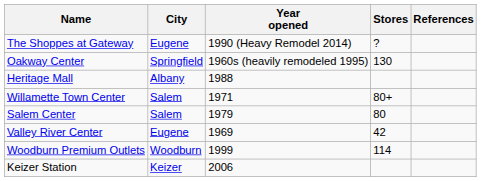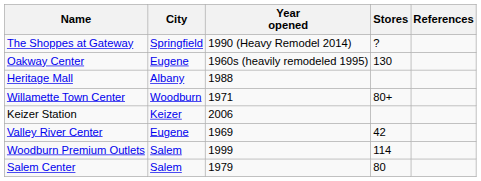(169, 43) Eugene -> (177, 43) Springfield
(177, 61) Springfield -> (169, 61) Eugene
(166, 97) Salem -> (176, 97) Woodburn
rows swapped: (41, 114) <-> (42, 168)
(176, 150) Woodburn -> (166, 150) Salem
